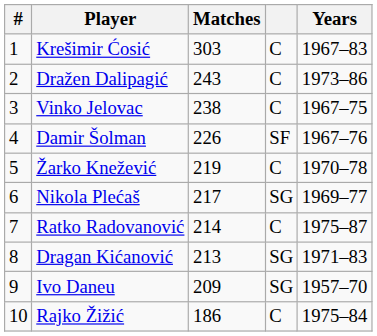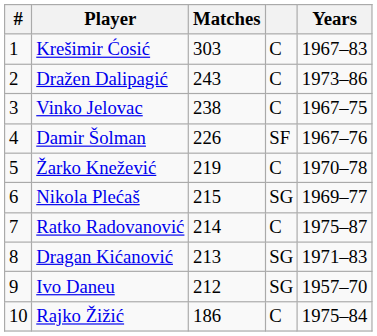(207, 197) 217 -> (207, 197) 215
(207, 286) 209 -> (207, 286) 212
